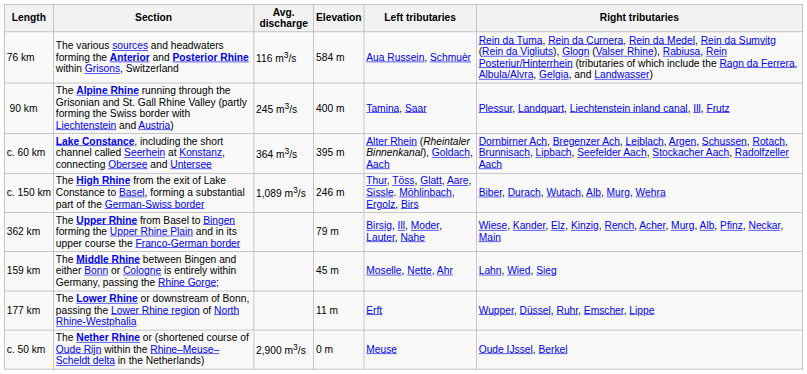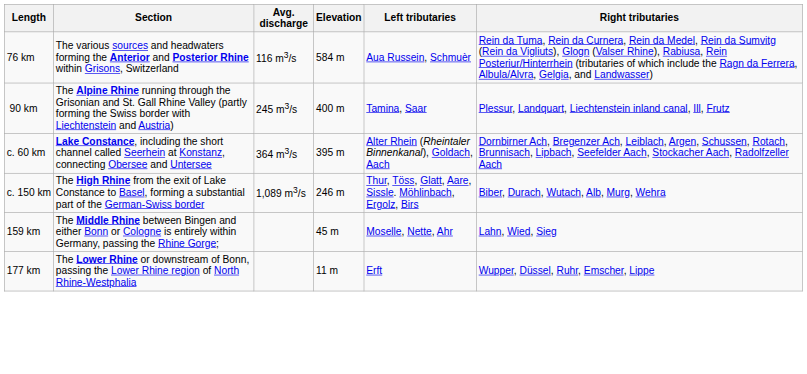- row: (23, 232)
- row: (26, 349)
